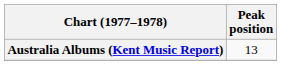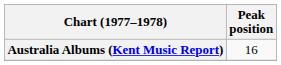(251, 49) 13 -> (251, 49) 16
